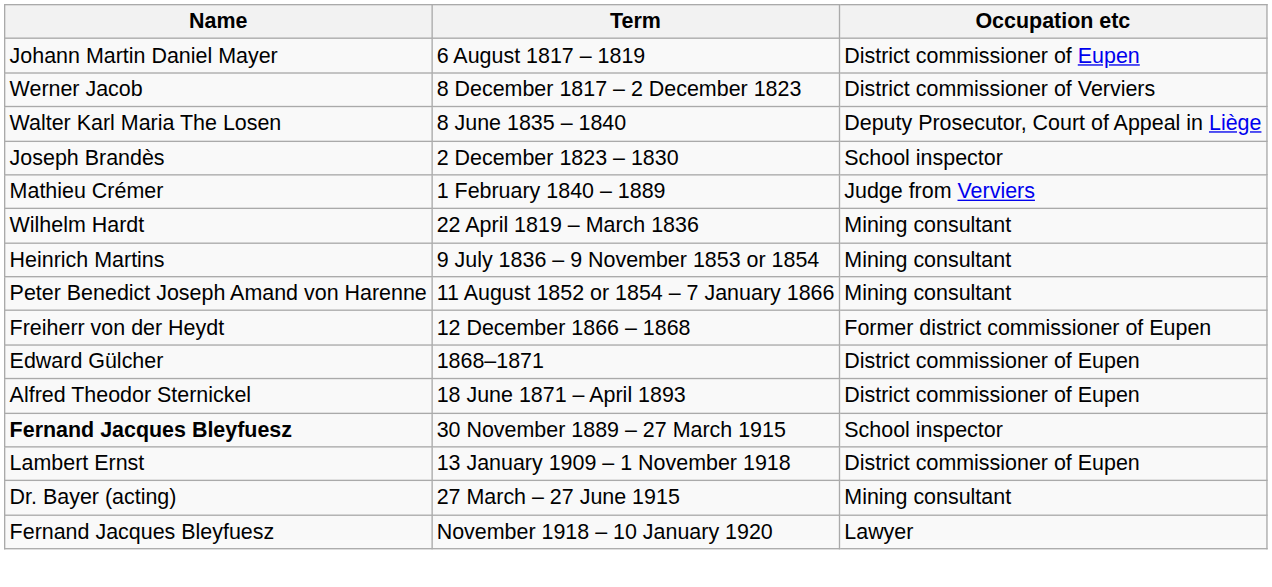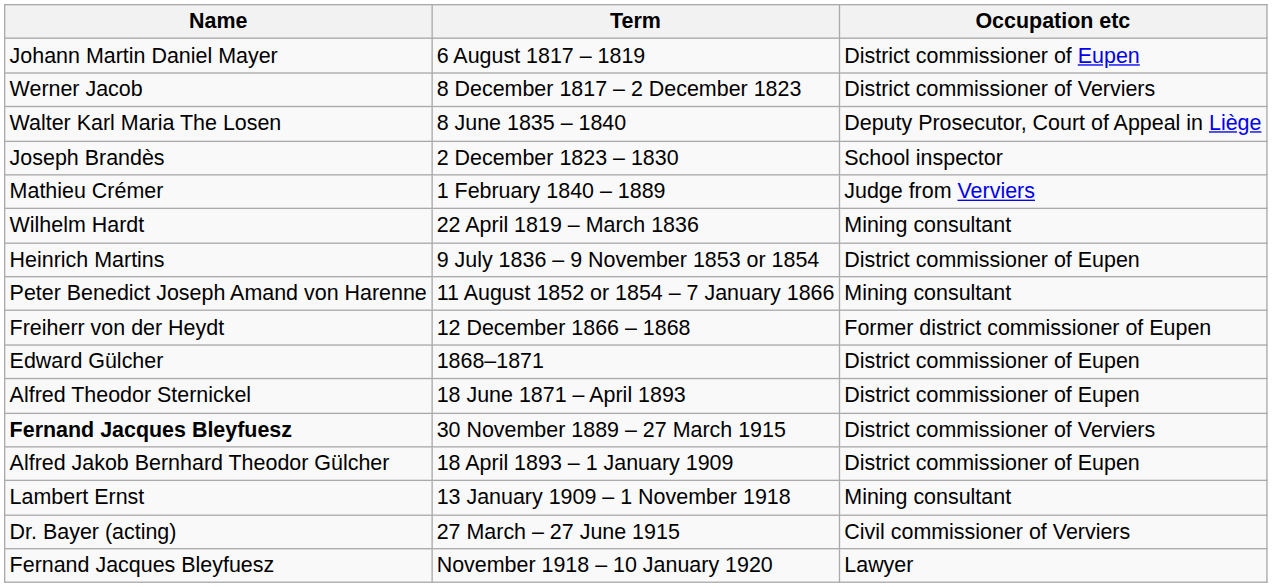(928, 259) Mining consultant -> (992, 259) District commissioner of Eupen
(924, 429) School inspector -> (1000, 429) District commissioner of Verviers
+ row: (585, 463)
(992, 463) District commissioner of Eupen -> (928, 497) Mining consultant
(928, 497) Mining consultant -> (987, 531) Civil commissioner of Verviers
